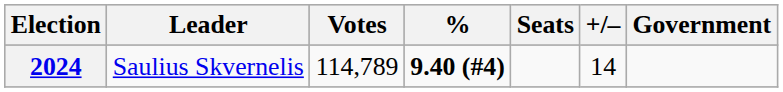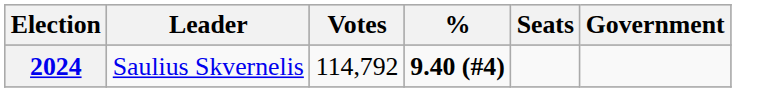- column: (603, 24)
(357, 65) 114,789 -> (357, 65) 114,792
